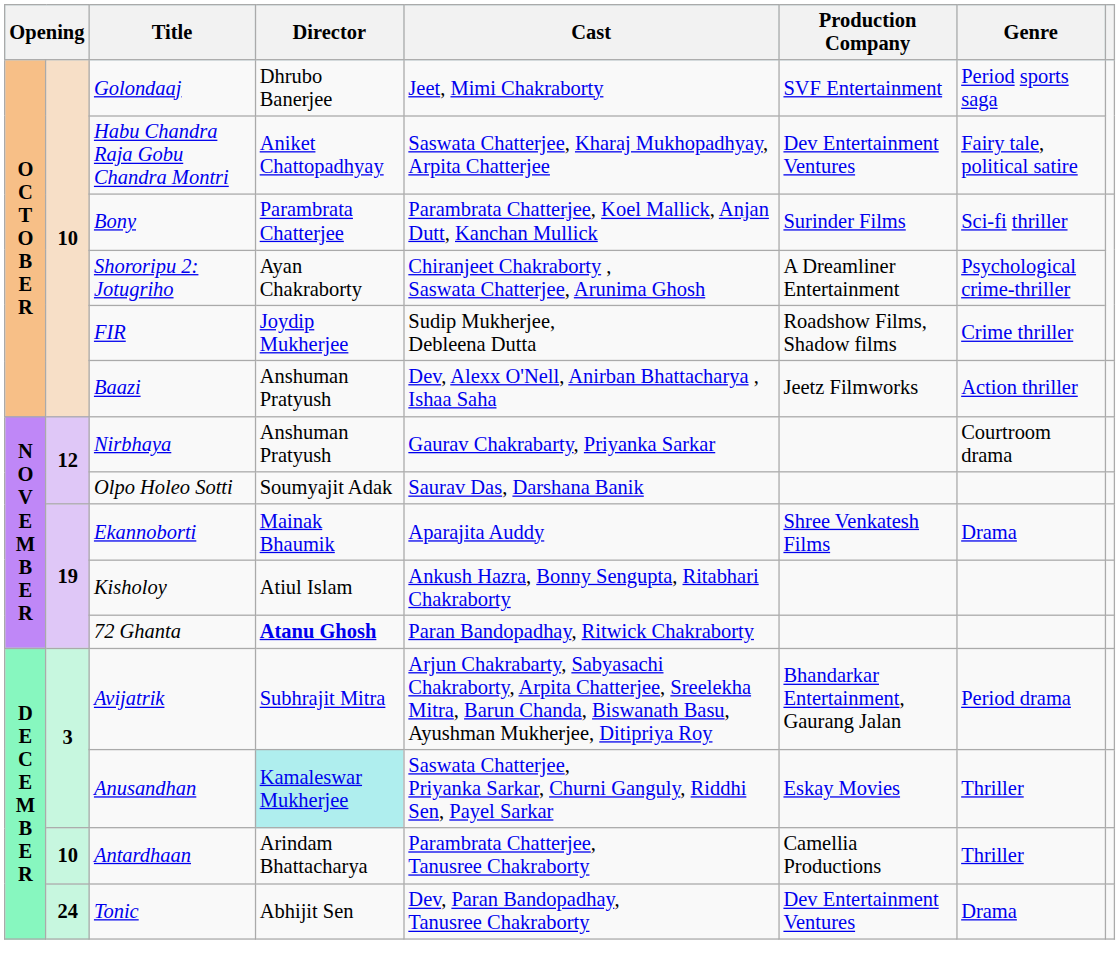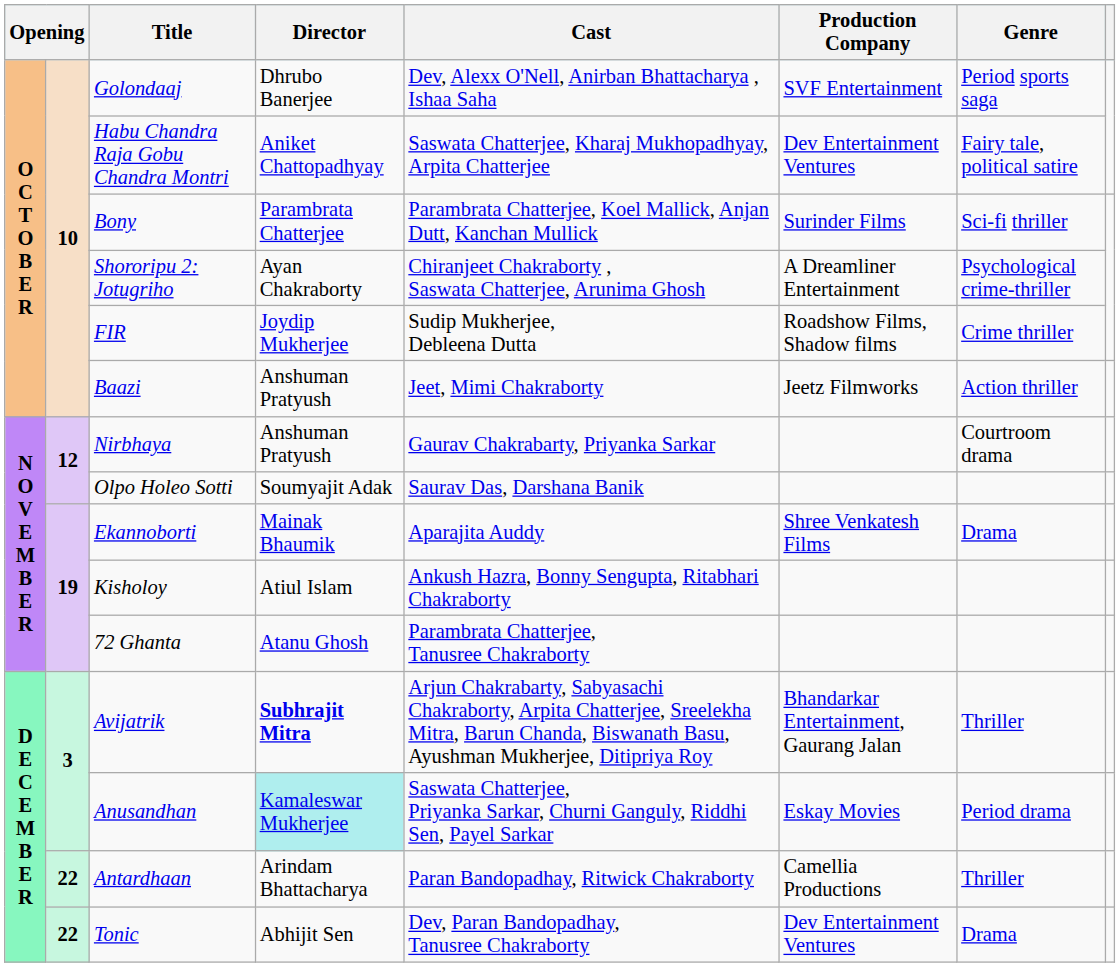(506, 87) Jeet, Mimi Chakraborty -> (584, 87) Dev, Alexx O'Nell, Anirban Bhattacharya , Ishaa Saha
(584, 388) Dev, Alexx O'Nell, Anirban Bhattacharya , Ishaa Saha -> (506, 388) Jeet, Mimi Chakraborty
(318, 631) bold -> (314, 642) normal
(581, 631) Paran Bandopadhay, Ritwick Chakraborty -> (502, 642) Parambrata Chatterjee, Tanusree Chakraborty
(323, 698) normal -> (302, 721) bold
(1016, 698) Period drama -> (992, 721) Thriller
(992, 788) Thriller -> (1016, 811) Period drama
(68, 855) 10 -> (68, 878) 22
(502, 855) Parambrata Chatterjee, Tanusree Chakraborty -> (581, 878) Paran Bandopadhay, Ritwick Chakraborty
(68, 911) 24 -> (68, 934) 22
